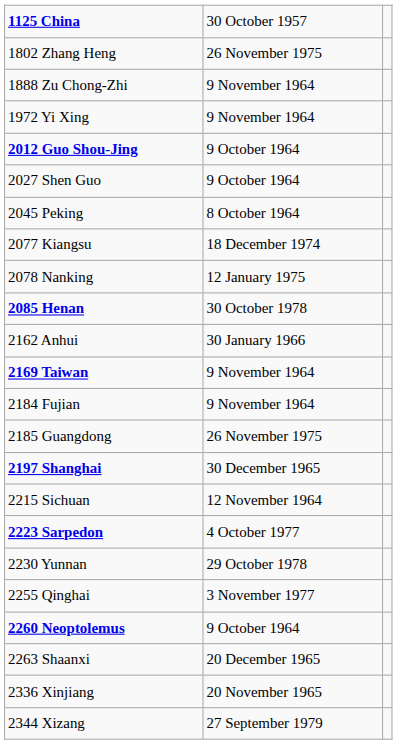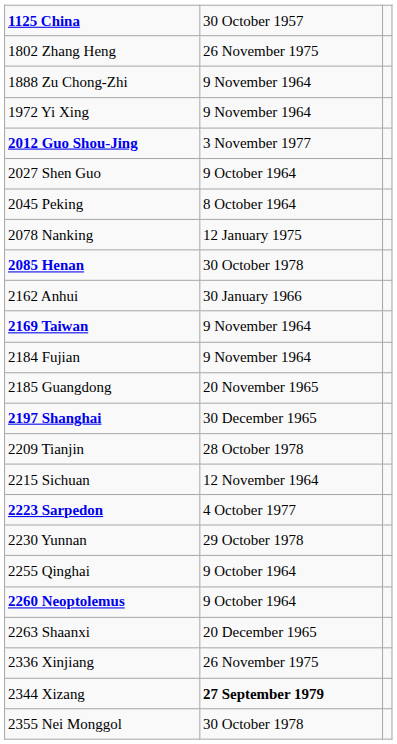(253, 149) 9 October 1964 -> (257, 143) 3 November 1977
- row: (50, 244)
(264, 436) 26 November 1975 -> (261, 387) 20 November 1965
+ row: (46, 448)
(260, 595) 3 November 1977 -> (250, 571) 9 October 1964
(264, 691) 20 November 1965 -> (261, 662) 26 November 1975
(265, 723) normal -> (263, 693) bold
+ row: (65, 724)
